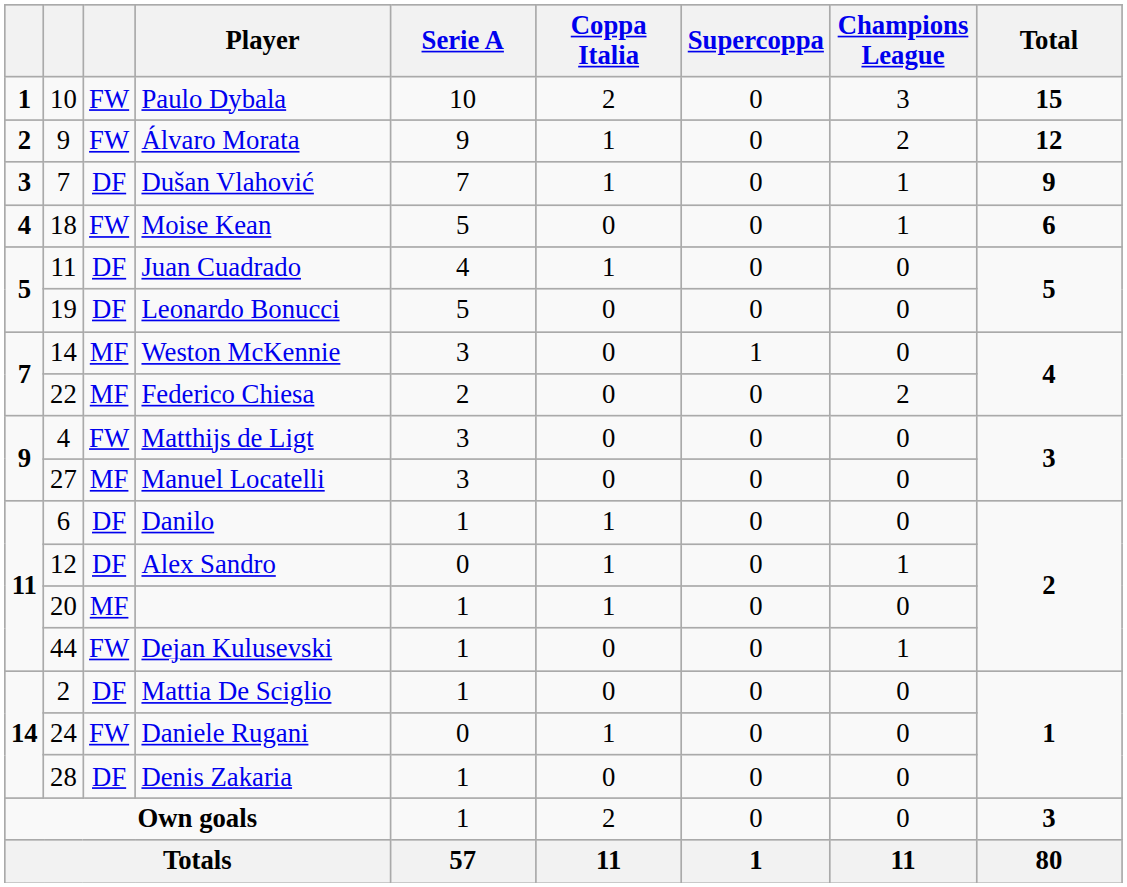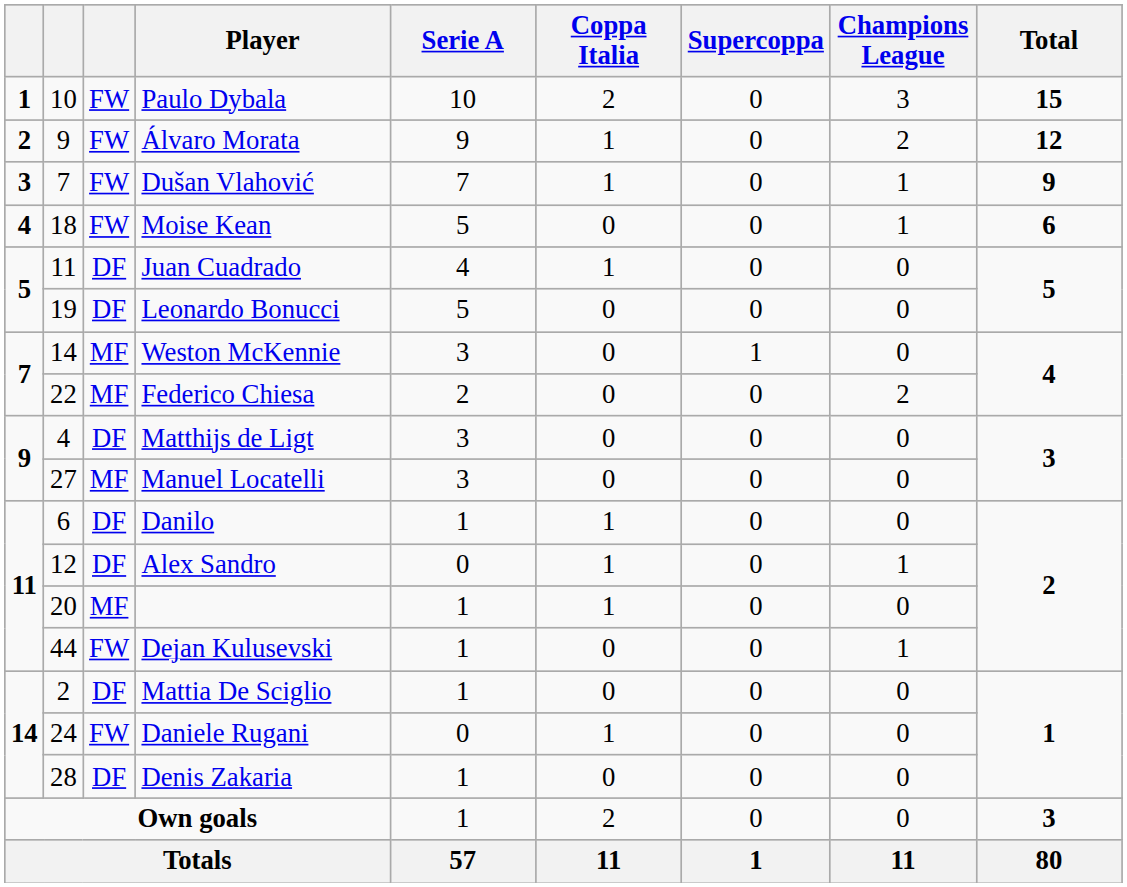(109, 182) DF -> (109, 182) FW
(109, 437) FW -> (109, 437) DF
